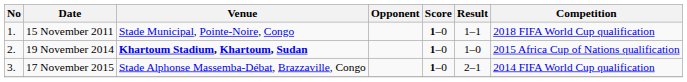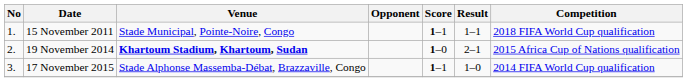(438, 31) 1–0 -> (438, 31) 1–1
(472, 49) 1–0 -> (472, 49) 2–1
(438, 67) 1–0 -> (438, 67) 1–1
(472, 67) 2–1 -> (472, 67) 1–0
